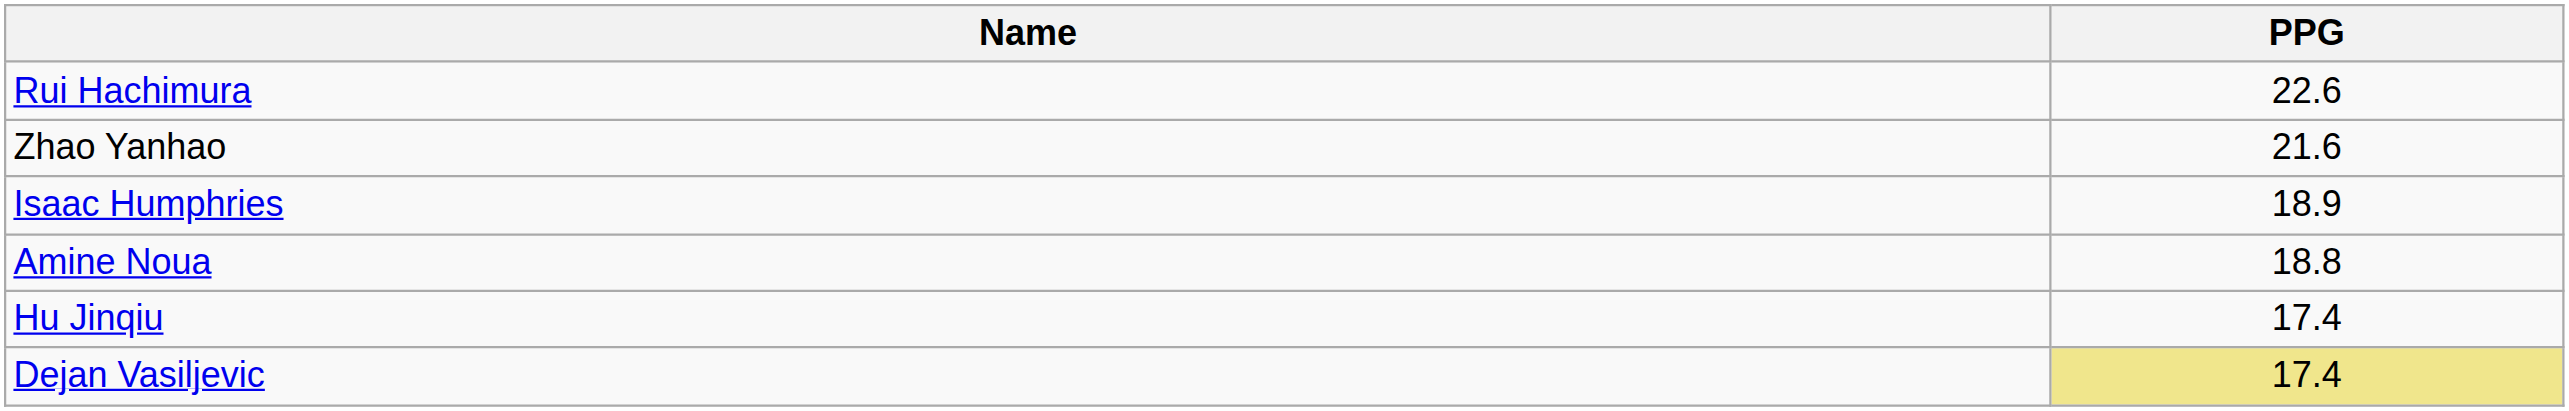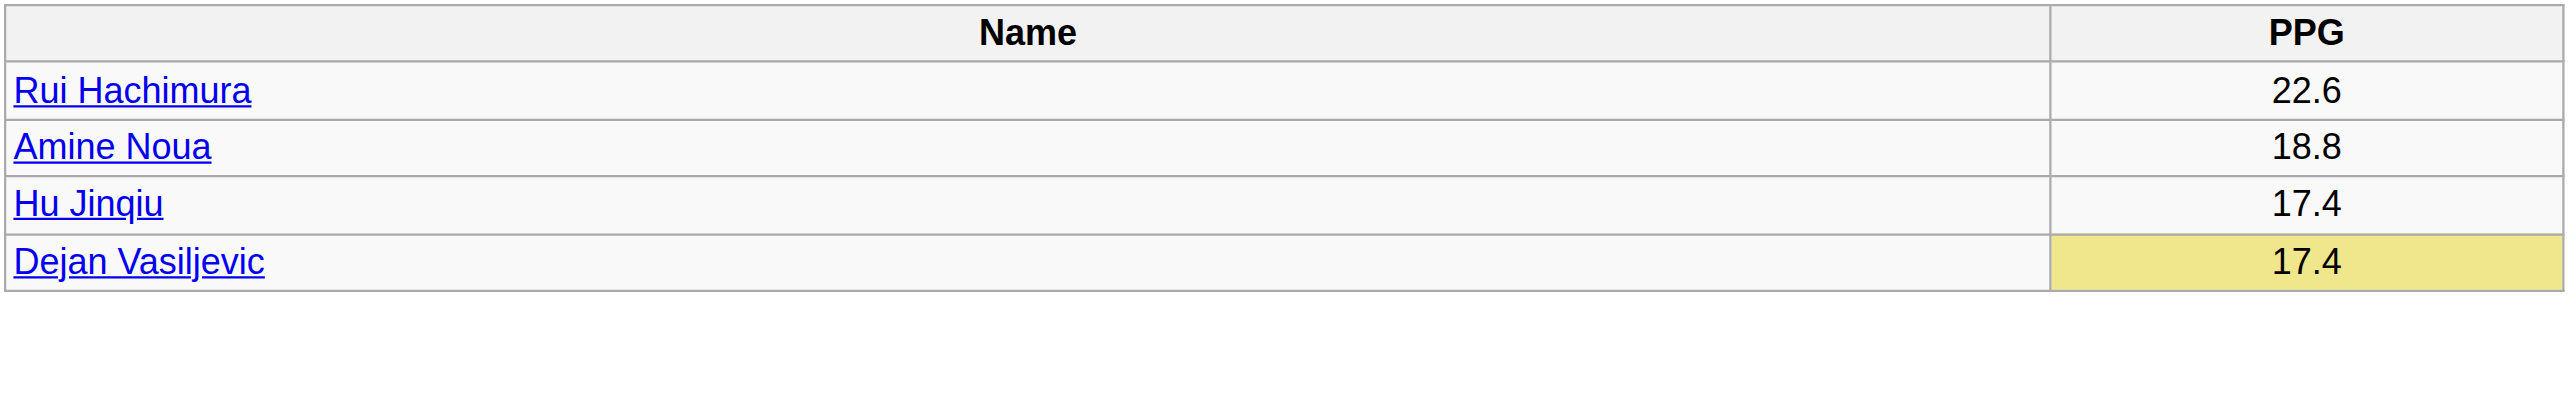- row: (120, 147)
- row: (148, 204)
